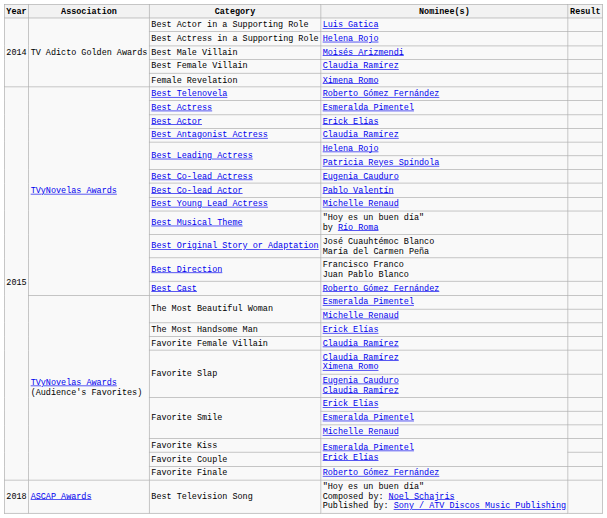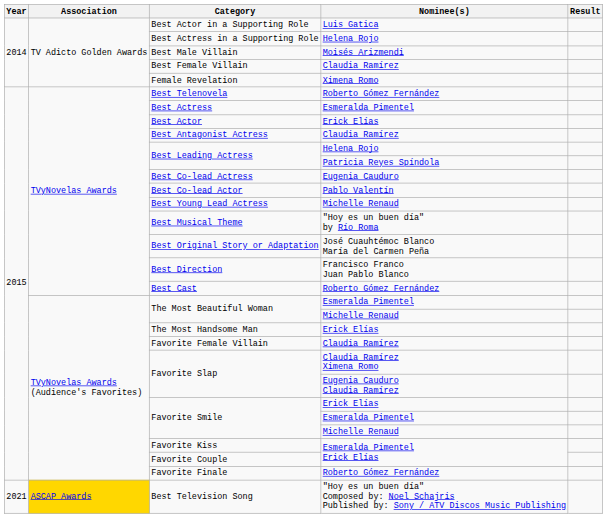(16, 497) 2018 -> (16, 497) 2021
(61, 497) no background -> (61, 497) gold background
